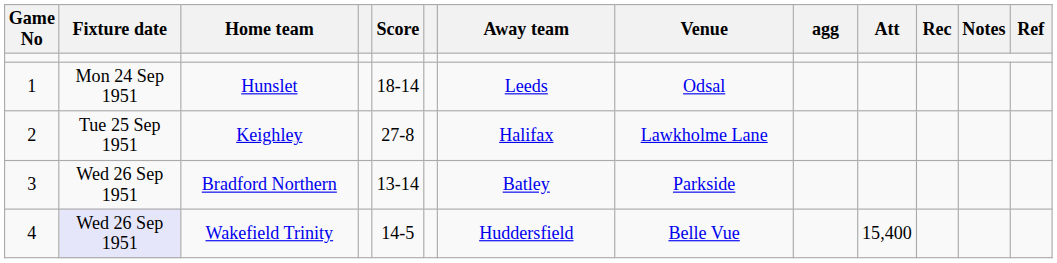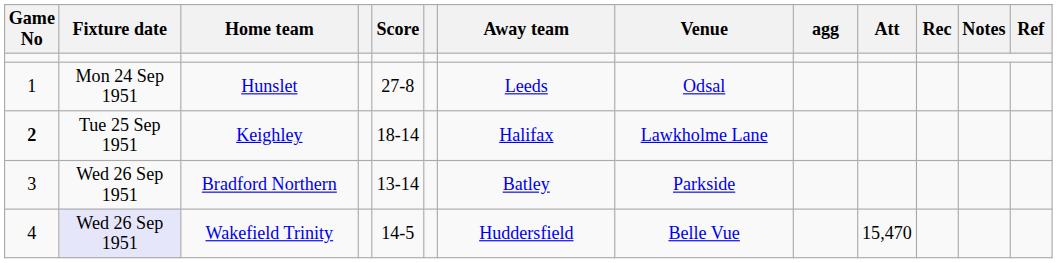(398, 86) 18-14 -> (398, 86) 27-8
(32, 135) normal -> (32, 135) bold
(398, 135) 27-8 -> (398, 135) 18-14
(887, 233) 15,400 -> (887, 233) 15,470
